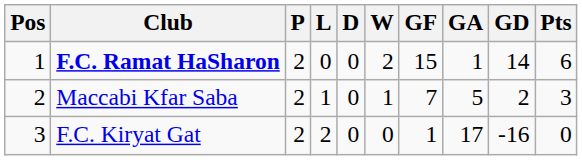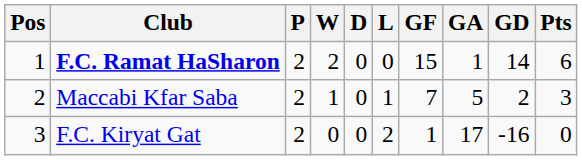columns swapped: (382, 23) <-> (324, 23)
